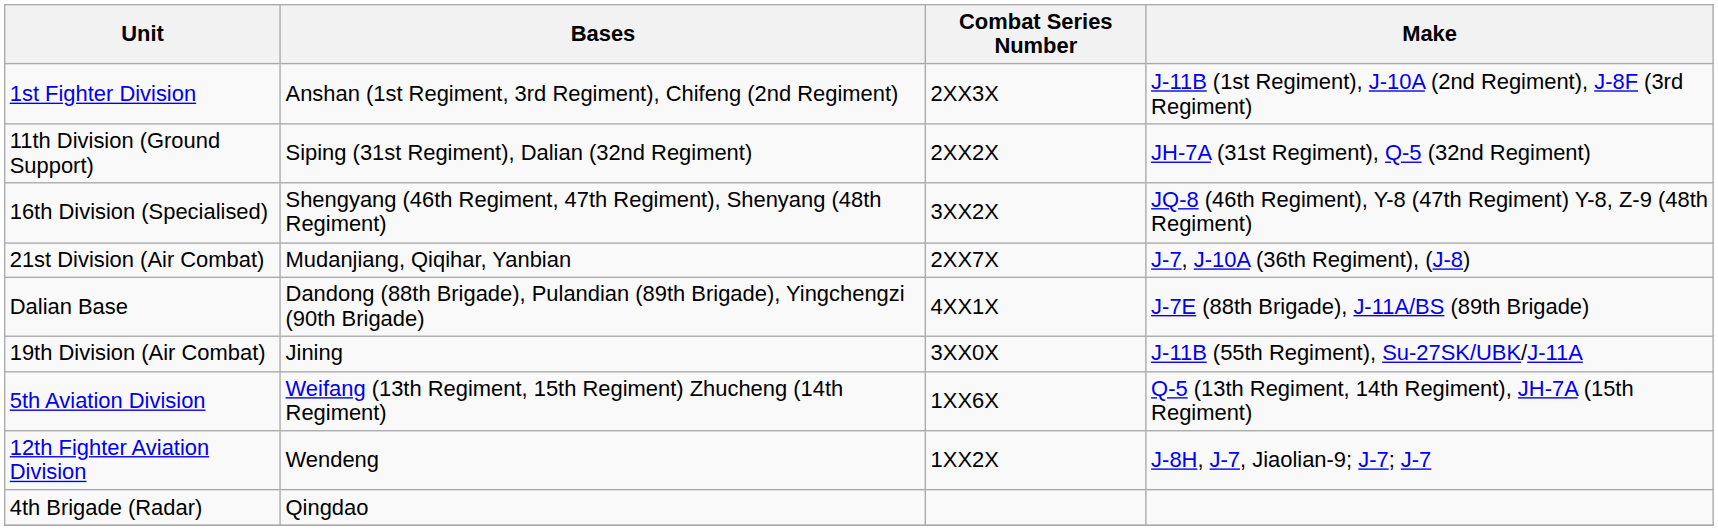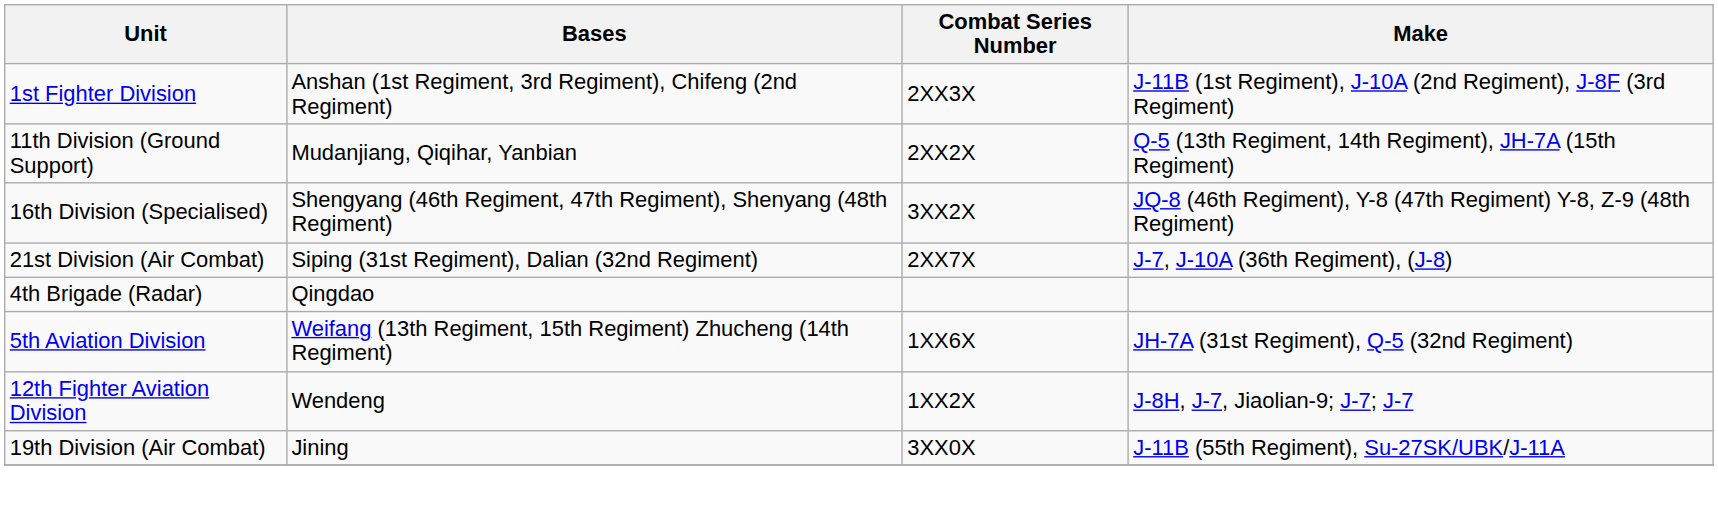(519, 153) Siping (31st Regiment), Dalian (32nd Regiment) -> (434, 153) Mudanjiang, Qiqihar, Yanbian
(1371, 153) JH-7A (31st Regiment), Q-5 (32nd Regiment) -> (1374, 153) Q-5 (13th Regiment, 14th Regiment), JH-7A (15th Regiment)
(428, 259) Mudanjiang, Qiqihar, Yanbian -> (525, 259) Siping (31st Regiment), Dalian (32nd Regiment)
- row: (69, 306)
rows swapped: (106, 507) <-> (138, 353)
(1392, 400) Q-5 (13th Regiment, 14th Regiment), JH-7A (15th Regiment) -> (1353, 341) JH-7A (31st Regiment), Q-5 (32nd Regiment)
